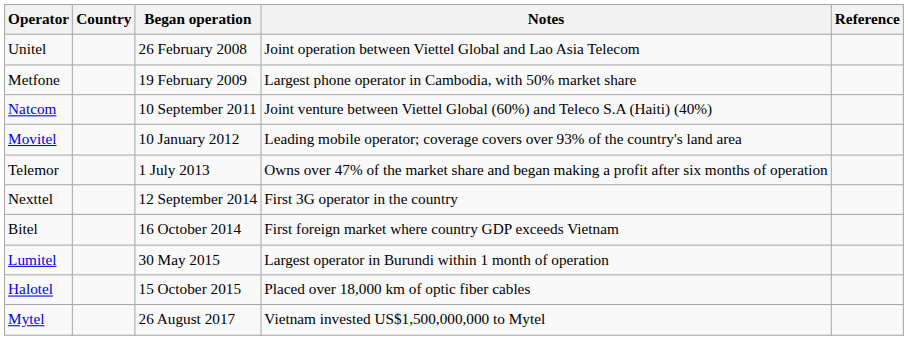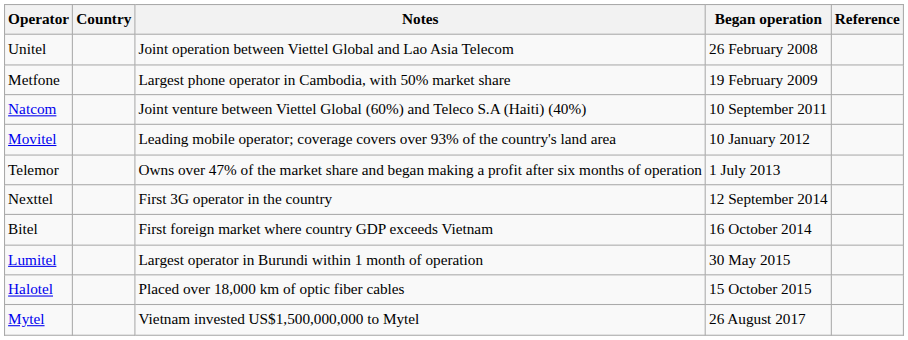columns swapped: (198, 19) <-> (546, 19)
